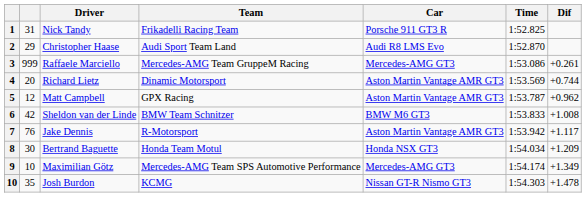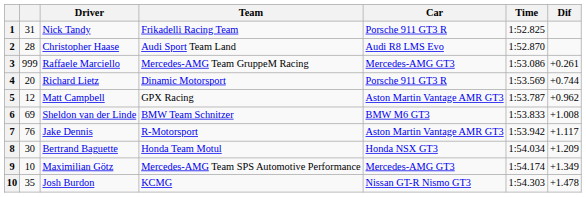(30, 46) 29 -> (30, 46) 28
(435, 80) Aston Martin Vantage AMR GT3 -> (406, 80) Porsche 911 GT3 R
(30, 114) 42 -> (30, 114) 69
